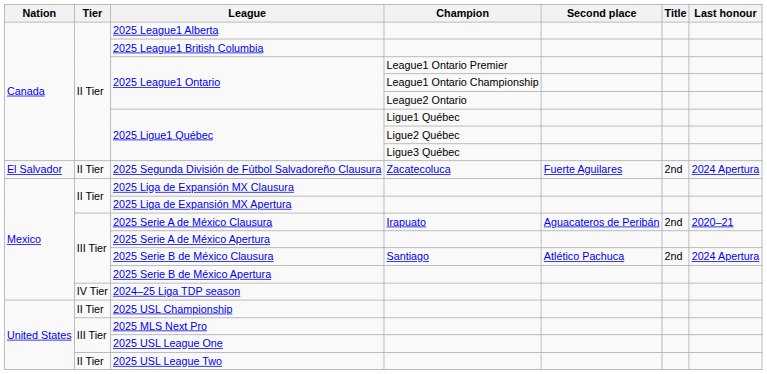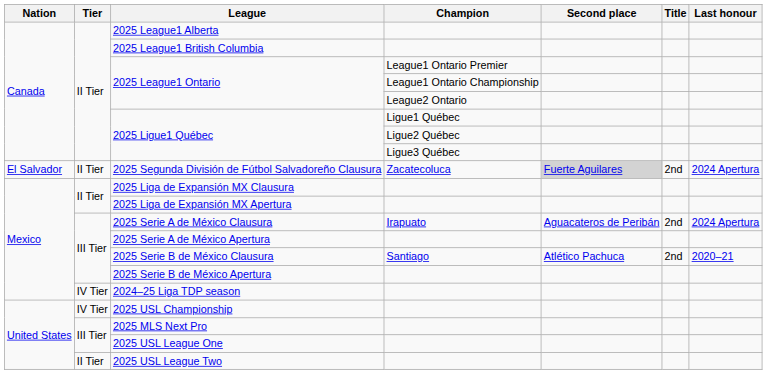(583, 170) no background -> (583, 170) lightgrey background
(713, 222) 2020–21 -> (726, 222) 2024 Apertura
(726, 257) 2024 Apertura -> (713, 257) 2020–21
(90, 309) II Tier -> (92, 309) IV Tier
